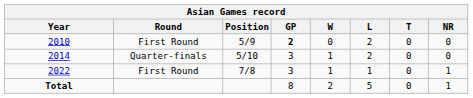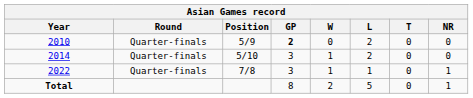(168, 41) First Round -> (168, 41) Quarter-finals
(168, 71) First Round -> (168, 71) Quarter-finals
